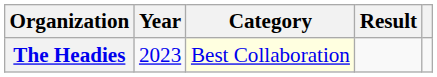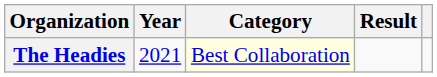(160, 54) 2023 -> (160, 54) 2021
